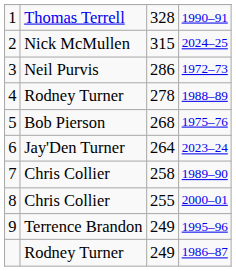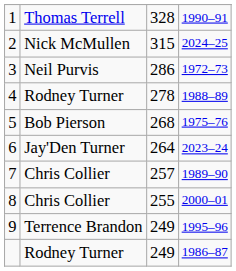(162, 174) 258 -> (162, 174) 257
